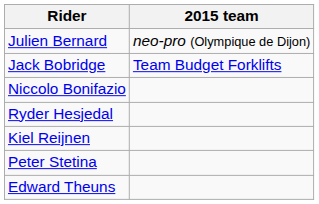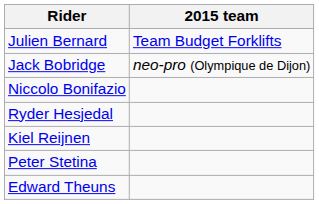(222, 41) neo-pro (Olympique de Dijon) -> (207, 41) Team Budget Forklifts
(207, 65) Team Budget Forklifts -> (222, 65) neo-pro (Olympique de Dijon)
